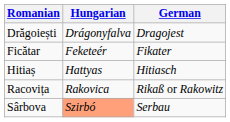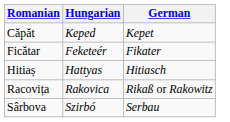+ row: (21, 32)
- row: (32, 32)
(80, 107) lightsalmon background -> (80, 107) no background
